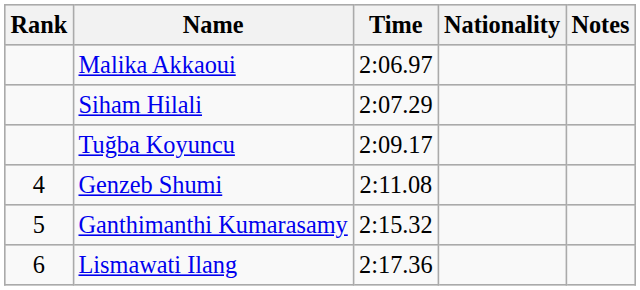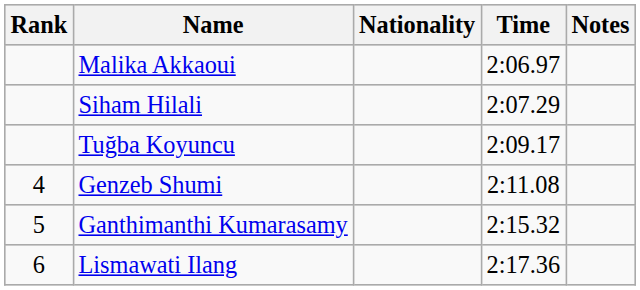columns swapped: (502, 24) <-> (396, 24)
